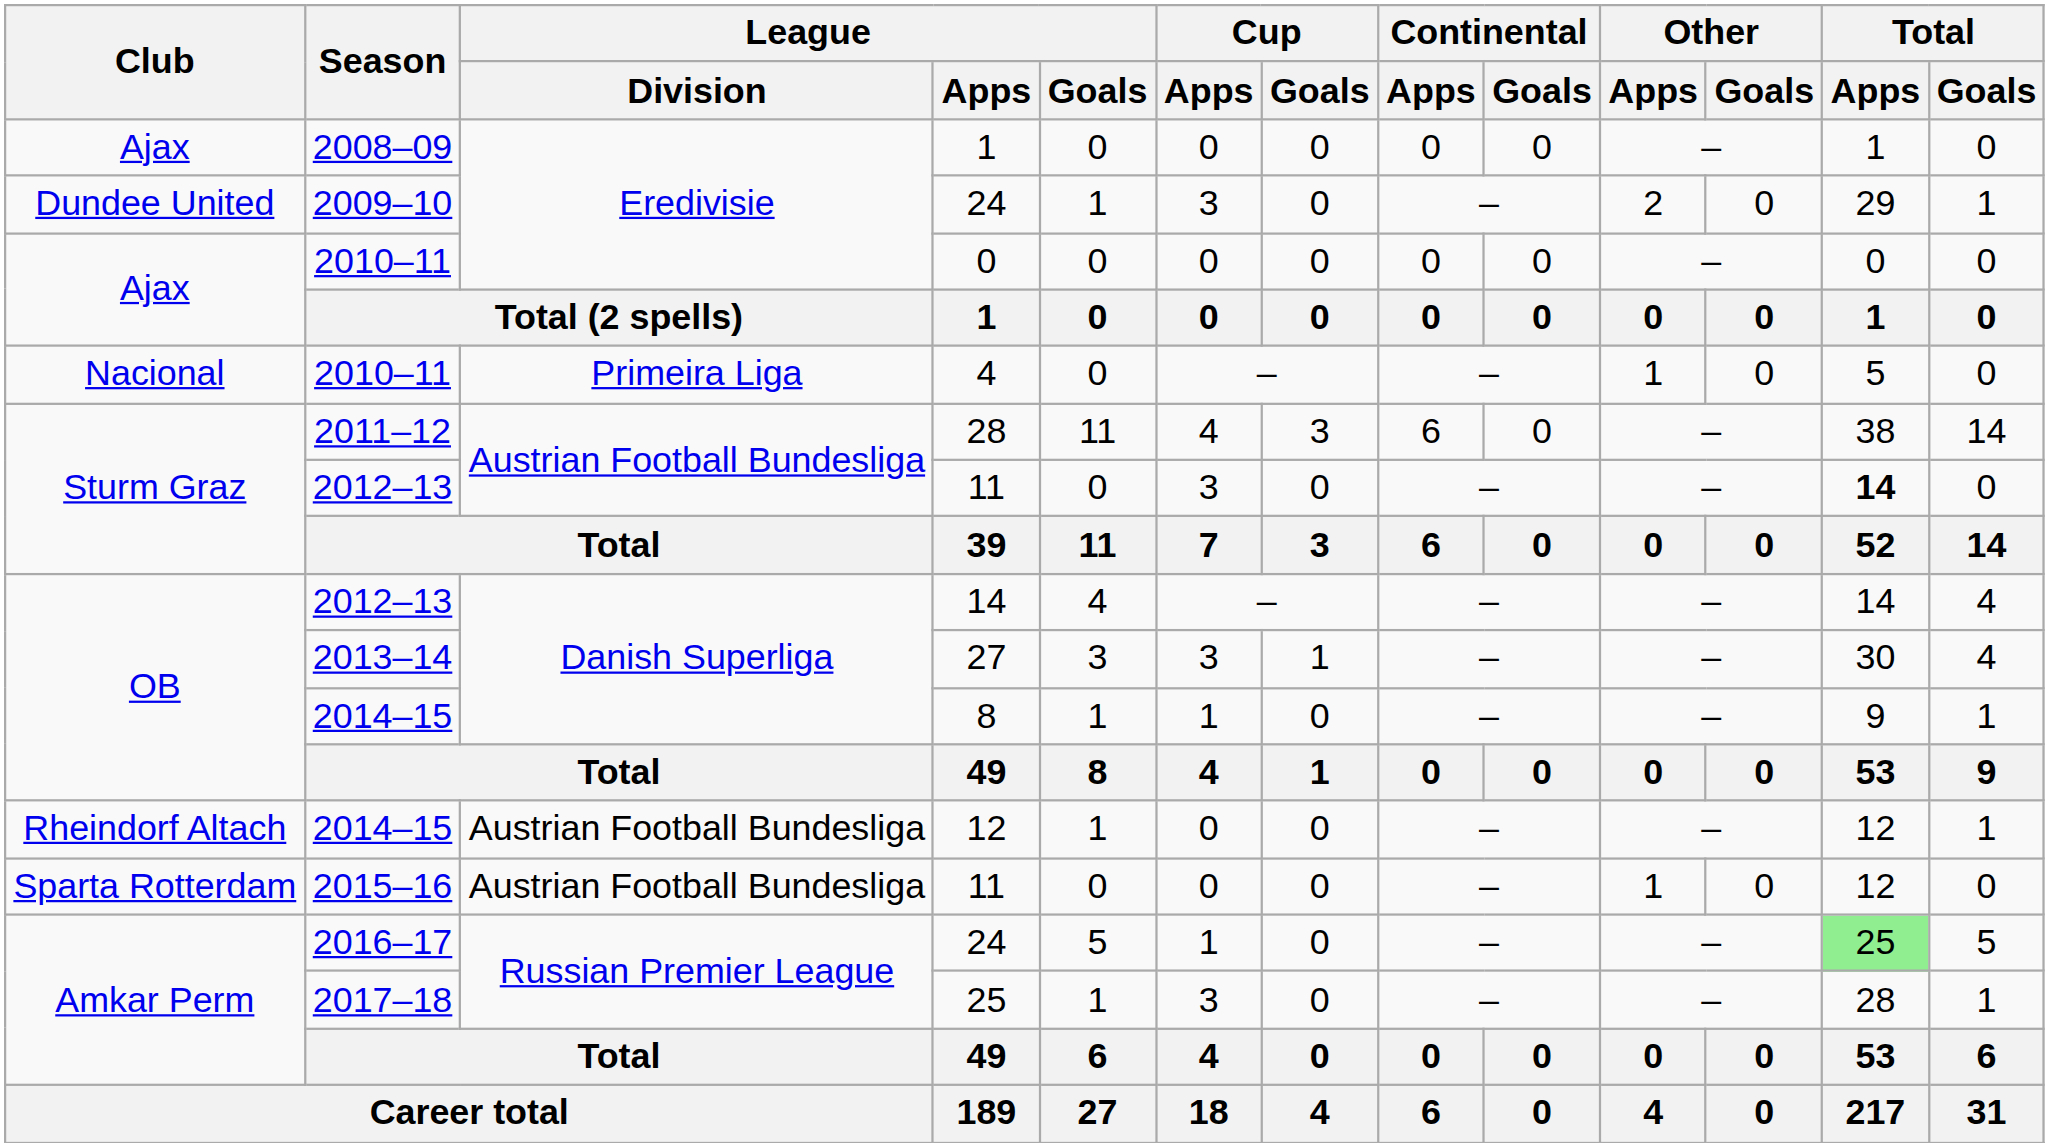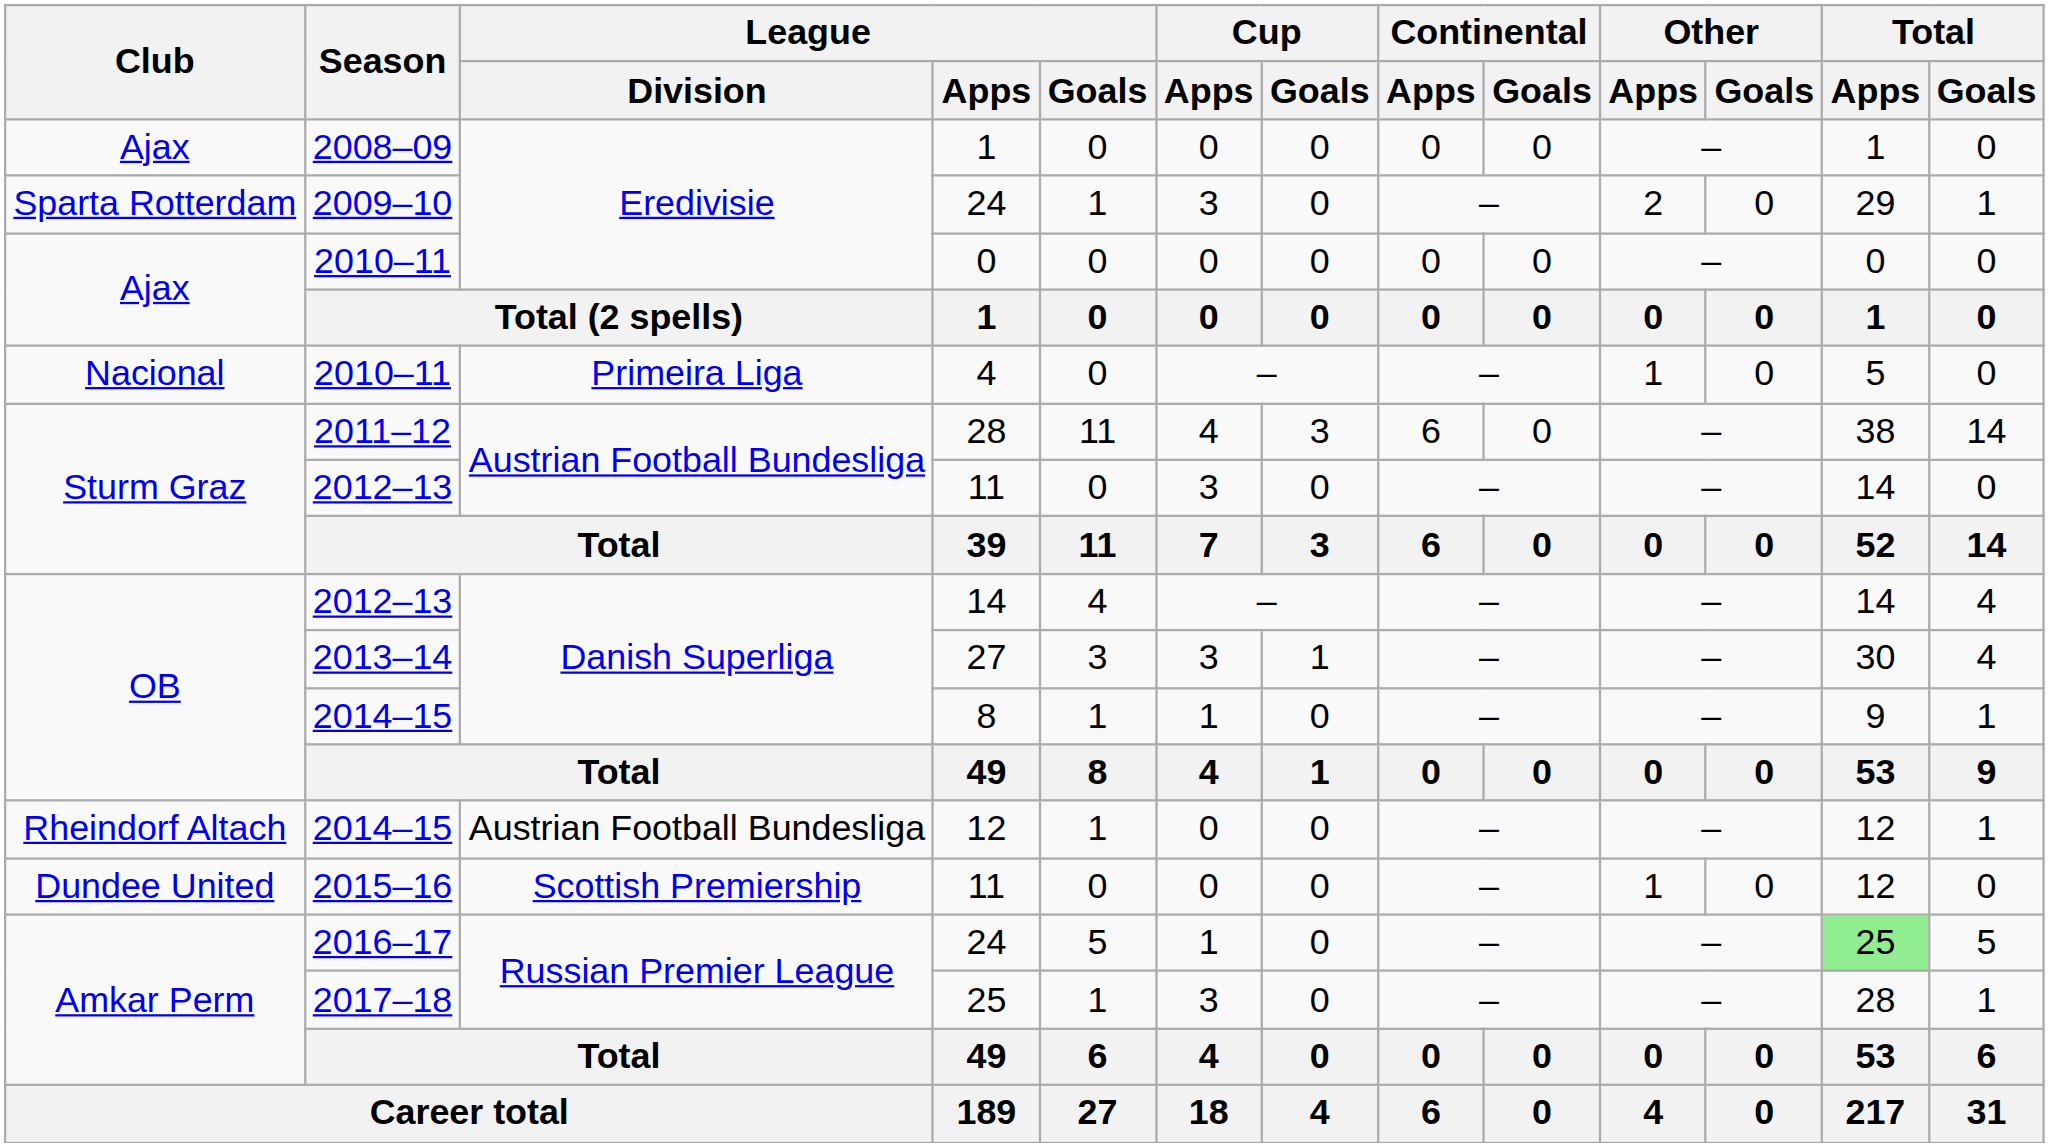(155, 203) Dundee United -> (155, 203) Sparta Rotterdam
(1875, 487) bold -> (1875, 487) normal
(155, 885) Sparta Rotterdam -> (155, 885) Dundee United
(697, 885) Austrian Football Bundesliga -> (697, 885) Scottish Premiership
